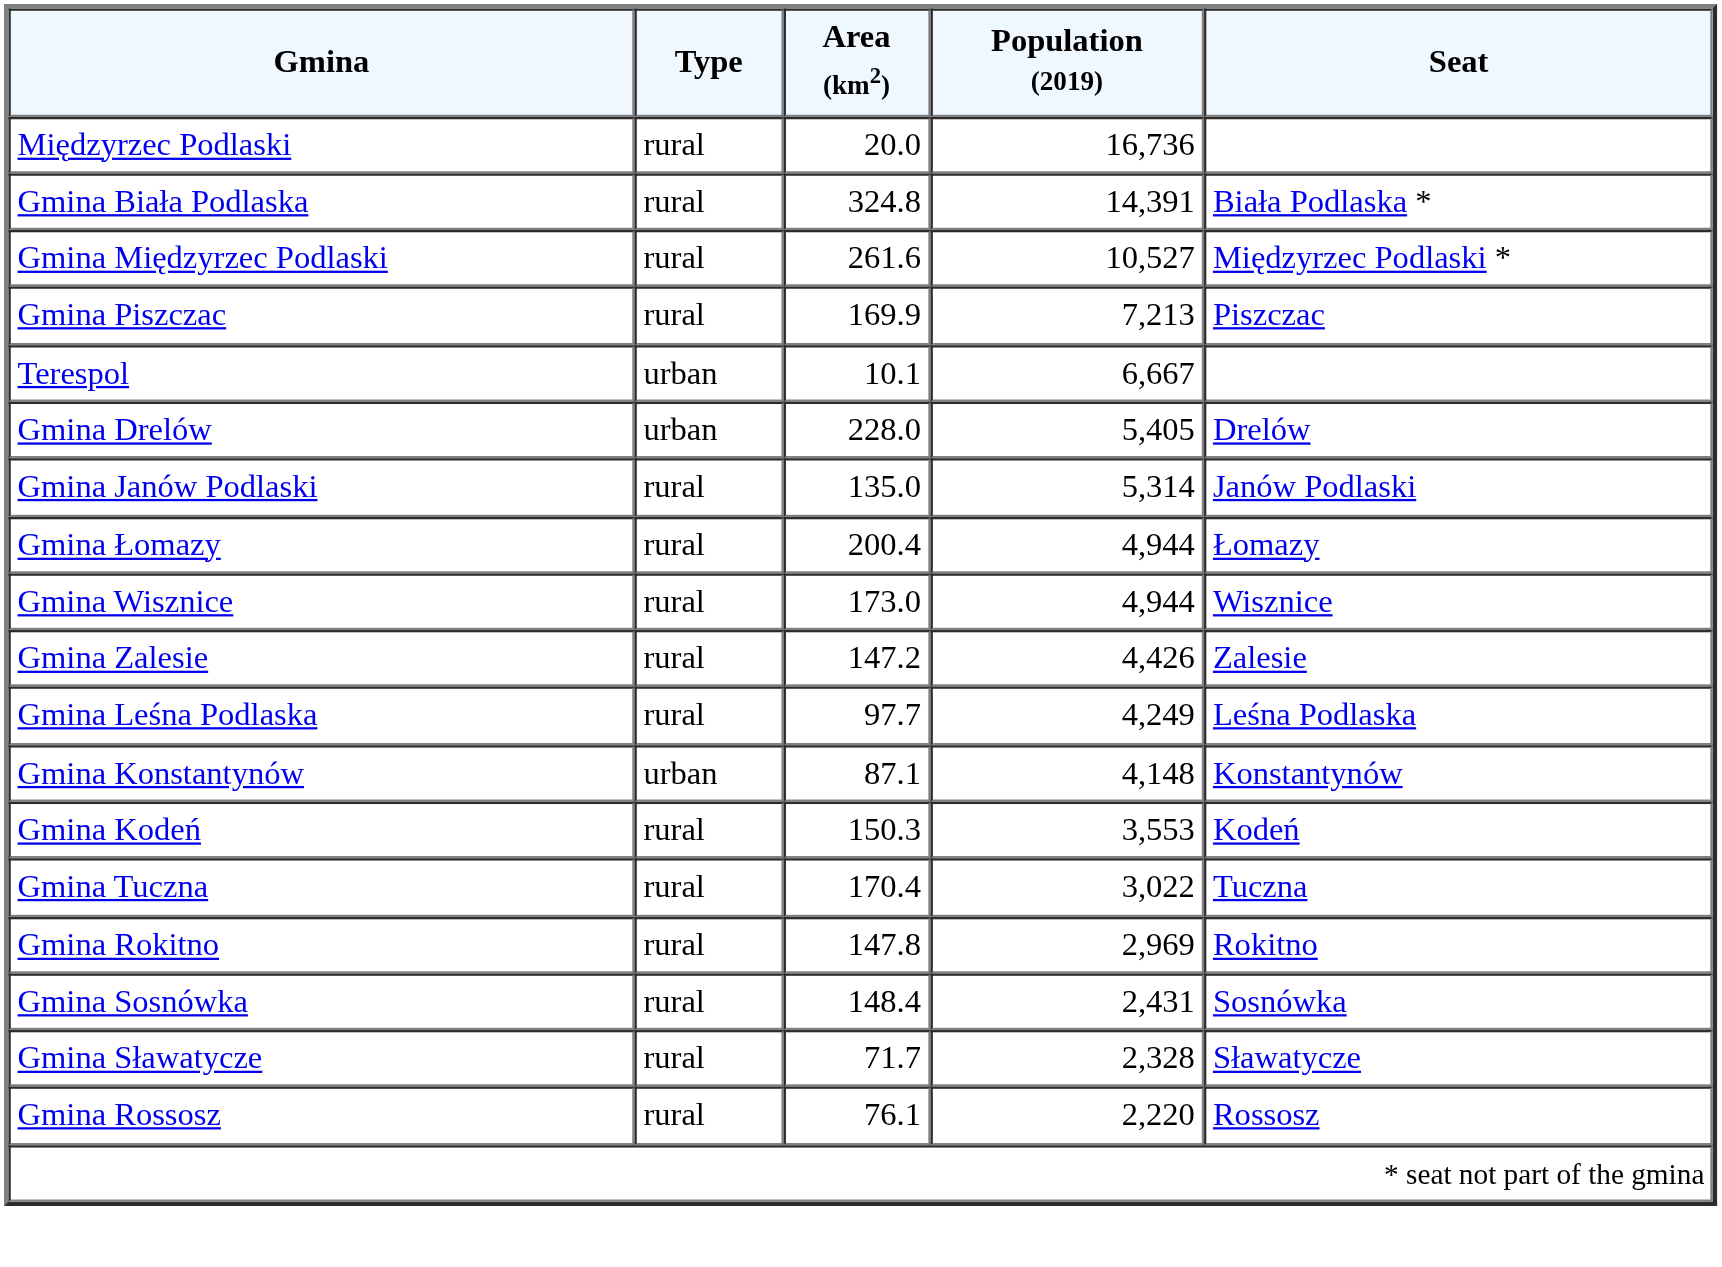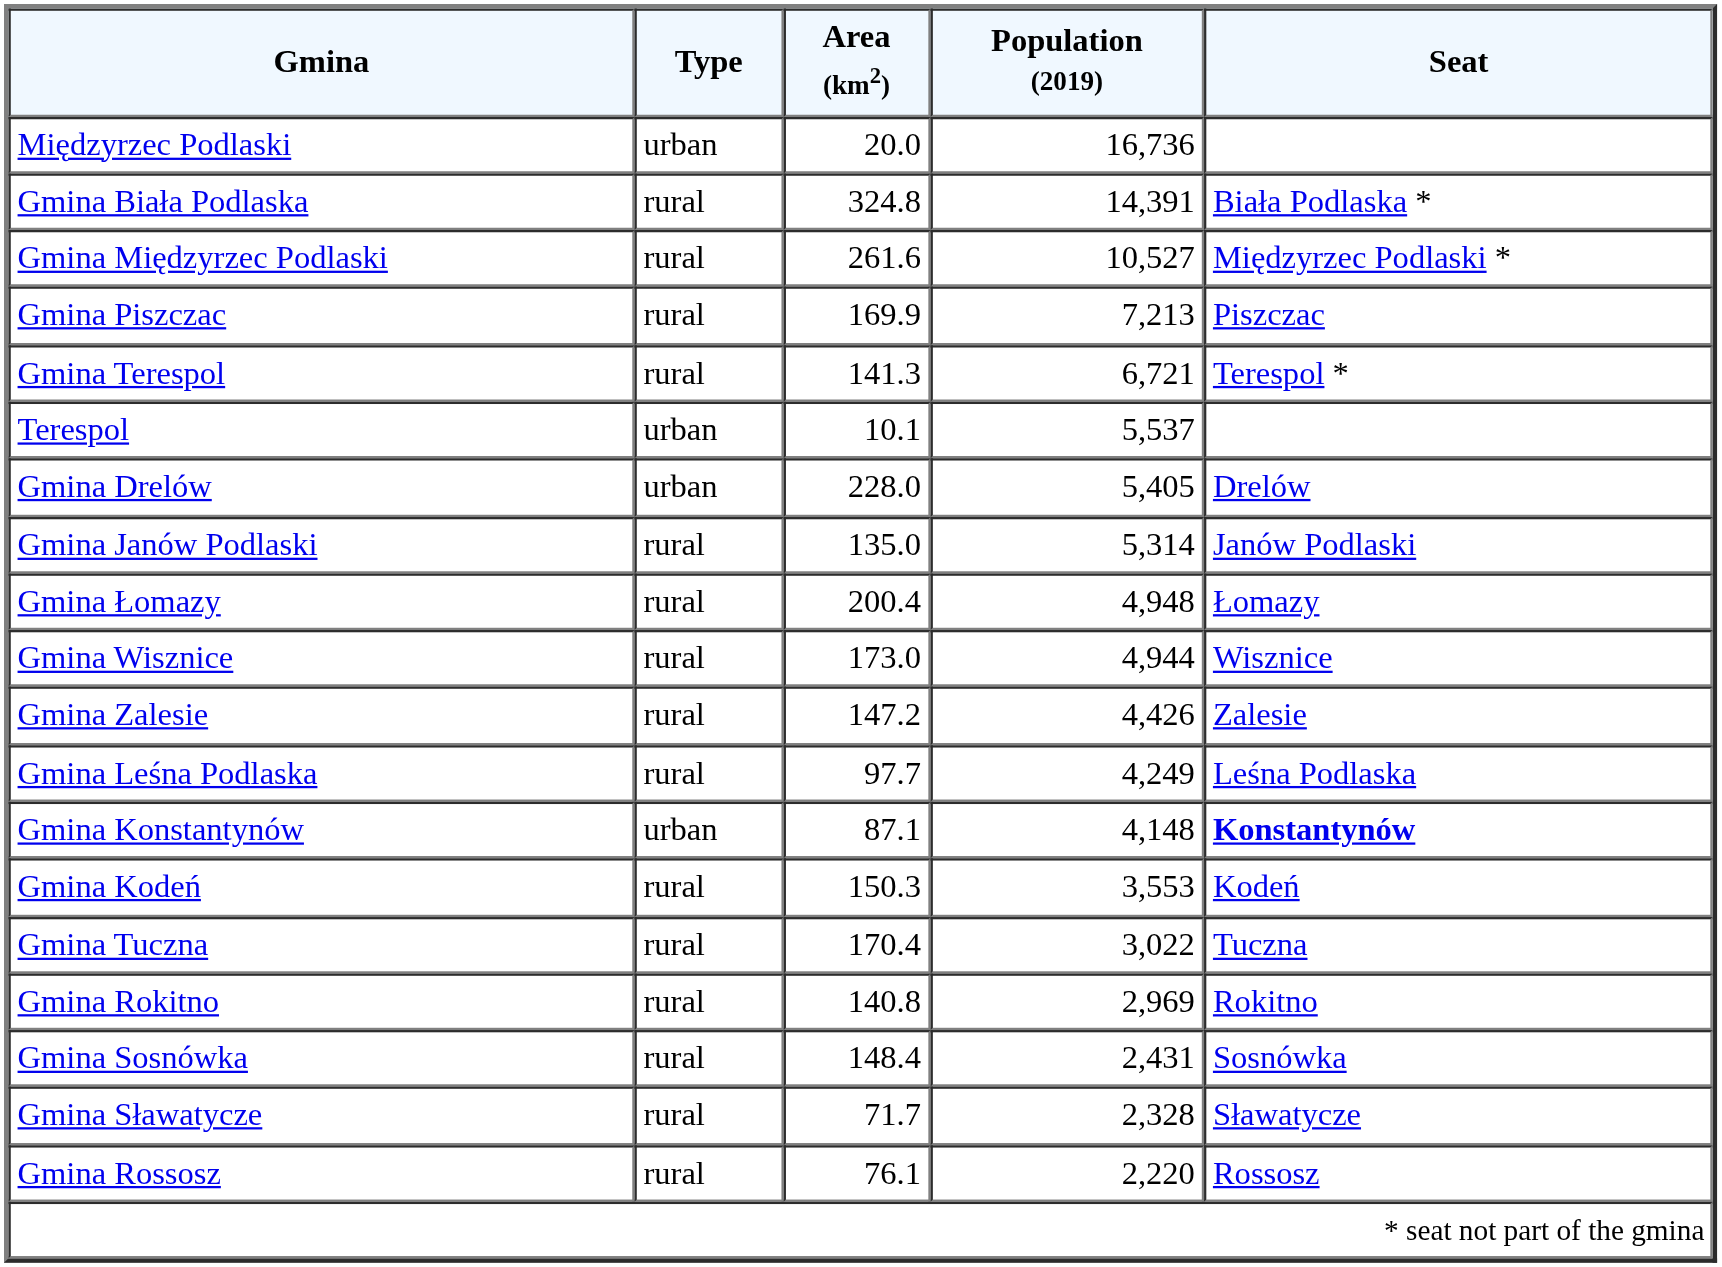(674, 143) rural -> (681, 143) urban
+ row: (121, 372)
(1158, 372) 6,667 -> (1158, 429) 5,537
(1158, 543) 4,944 -> (1158, 600) 4,948
(1308, 772) normal -> (1314, 829) bold
(884, 943) 147.8 -> (884, 1000) 140.8
